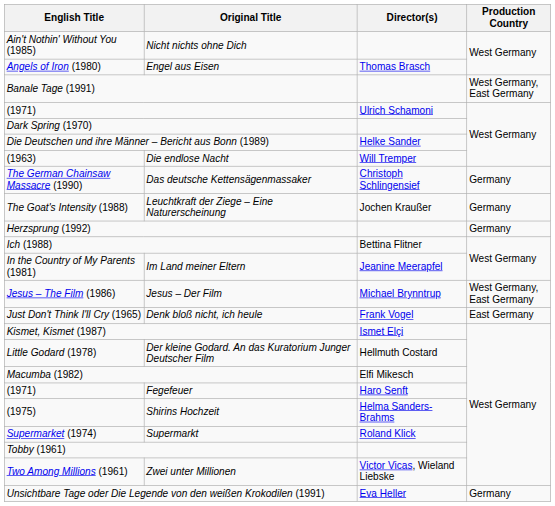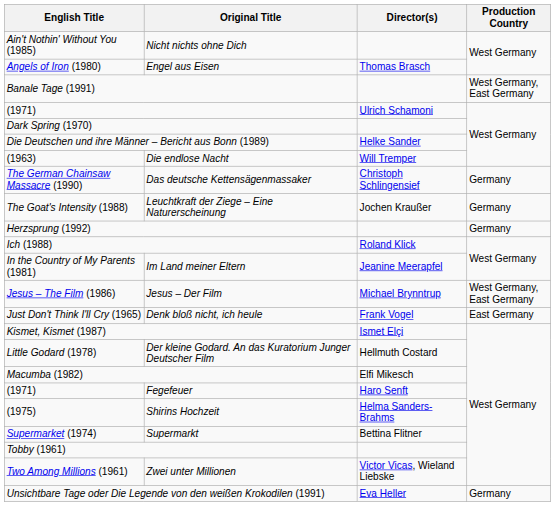(391, 245) Bettina Flitner -> (388, 245) Roland Klick
(388, 434) Roland Klick -> (391, 434) Bettina Flitner
